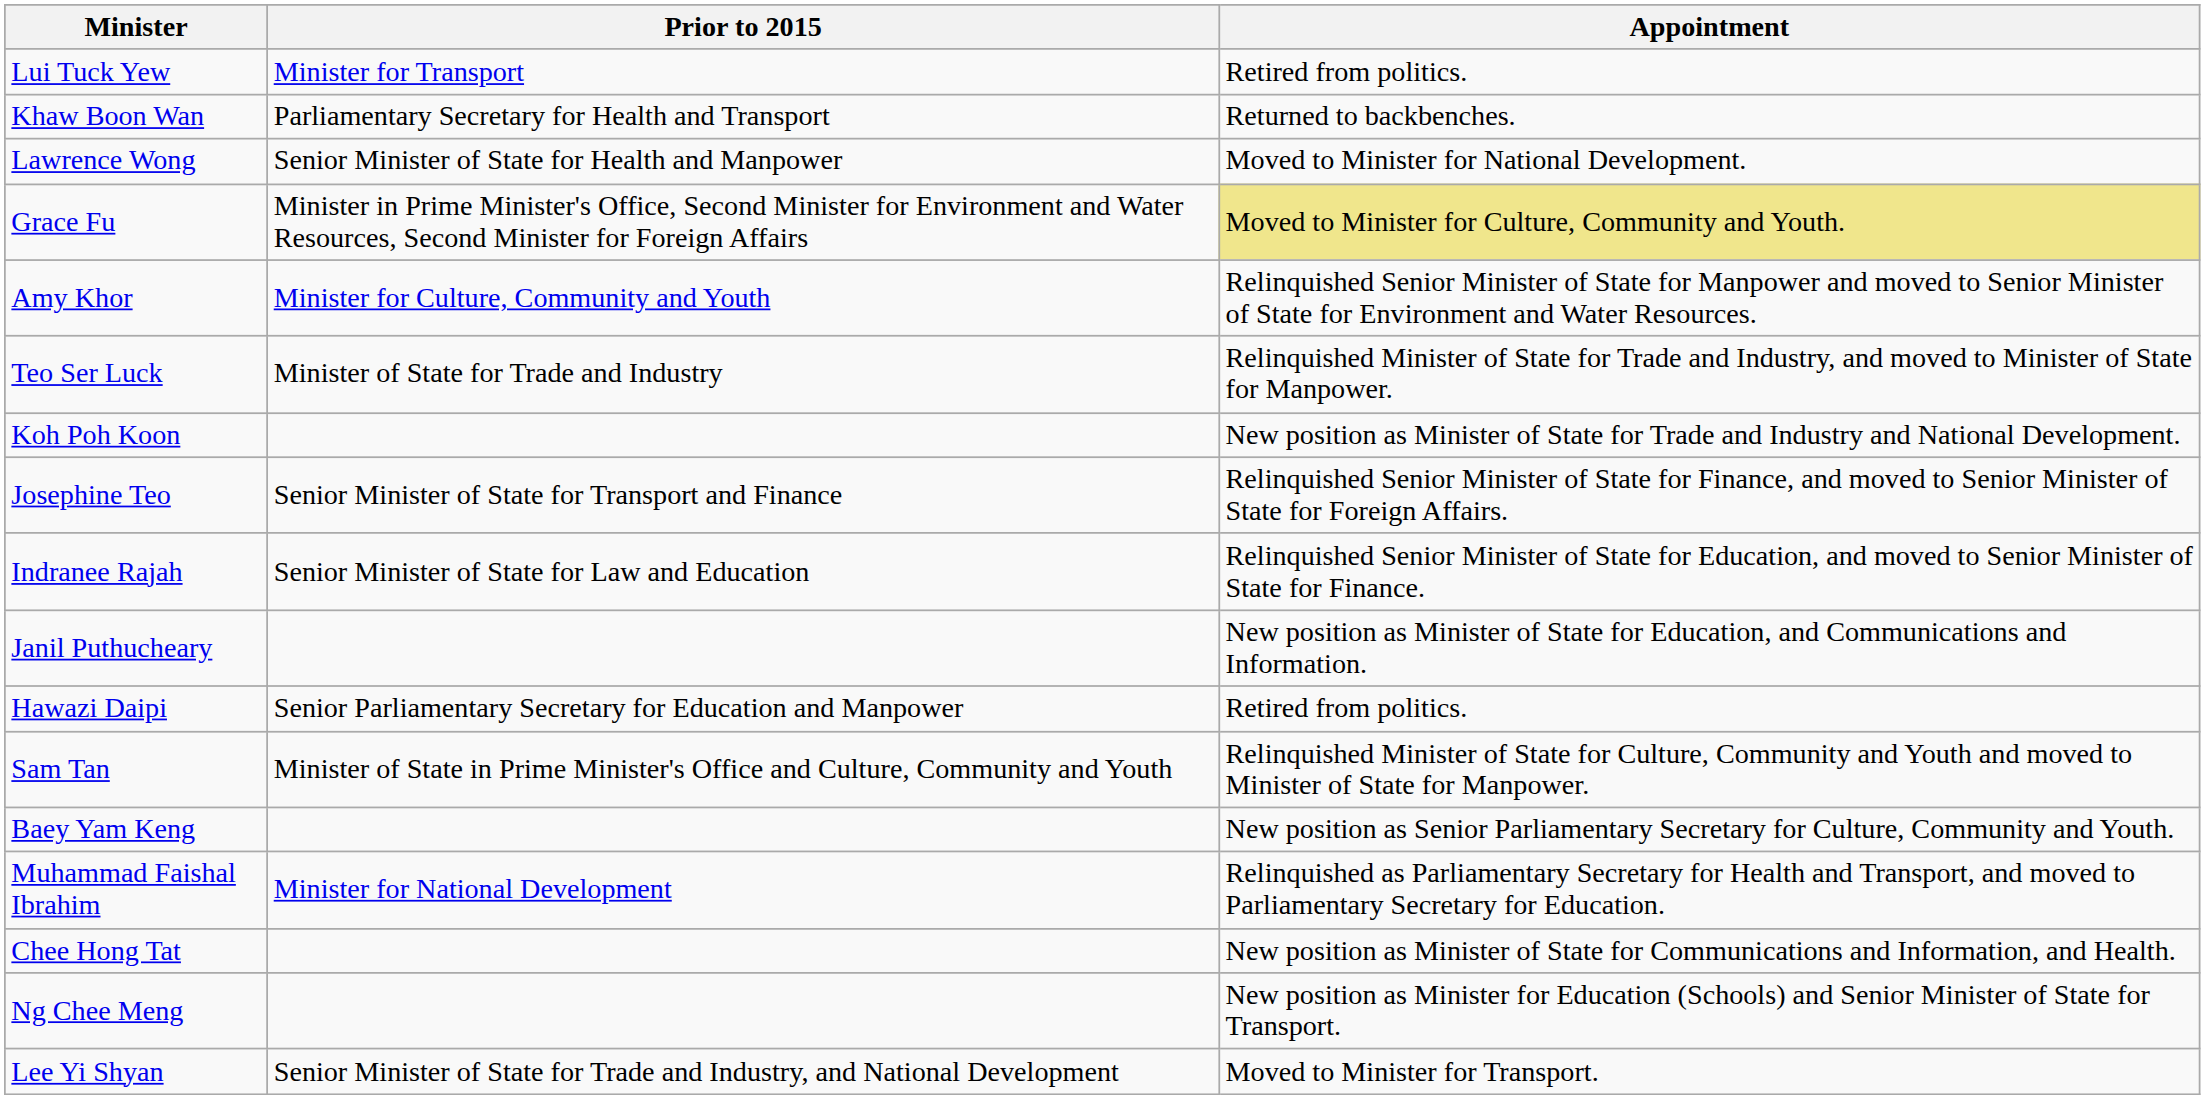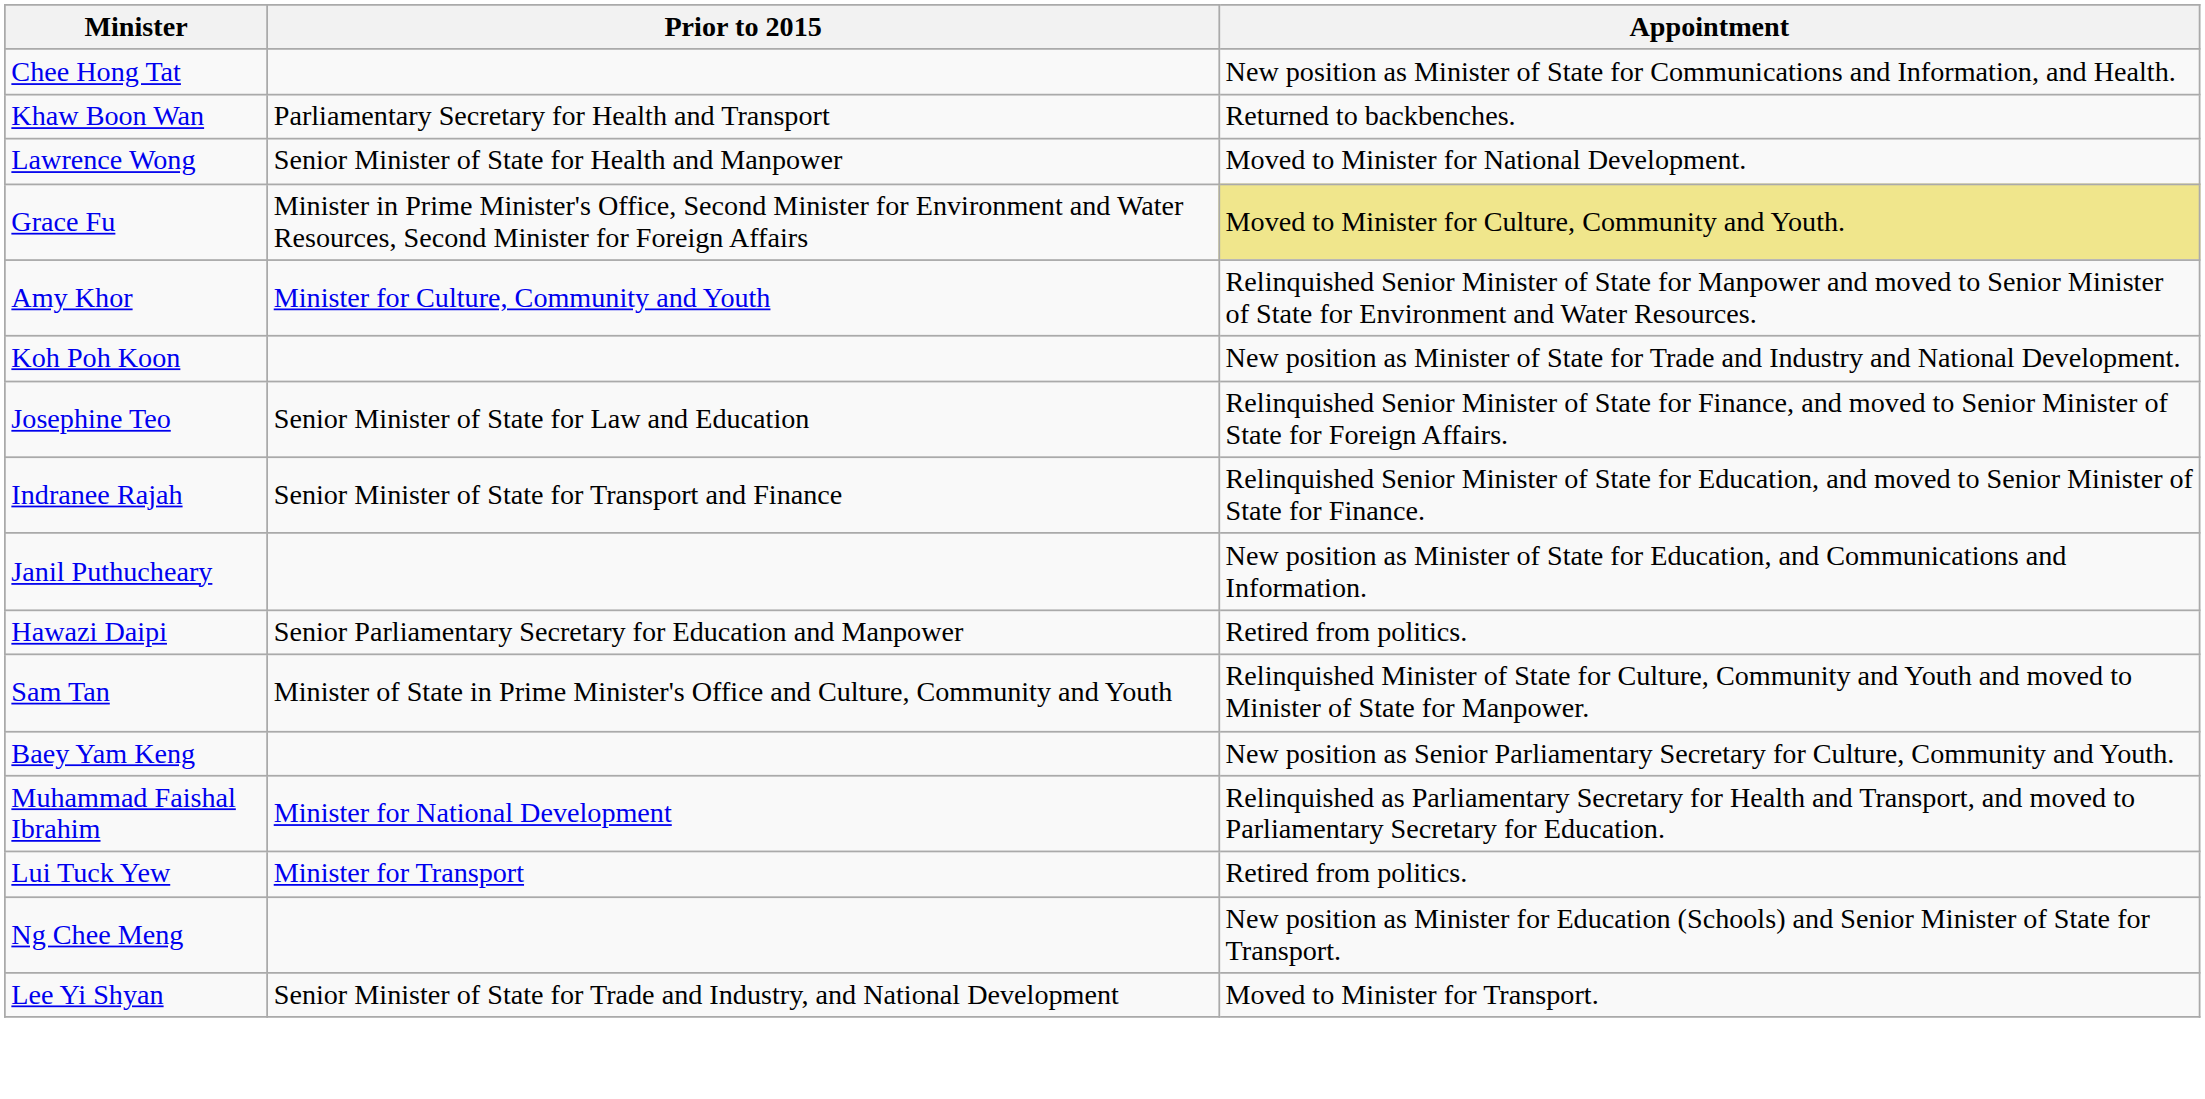rows swapped: (91, 71) <-> (96, 950)
- row: (87, 373)
(558, 494) Senior Minister of State for Transport and Finance -> (542, 418) Senior Minister of State for Law and Education
(542, 571) Senior Minister of State for Law and Education -> (558, 494) Senior Minister of State for Transport and Finance
